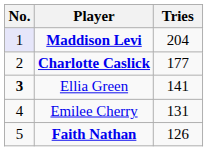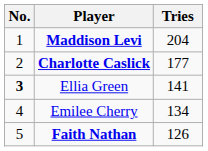(20, 39) lavender background -> (20, 39) no background
(178, 110) 131 -> (178, 110) 134
